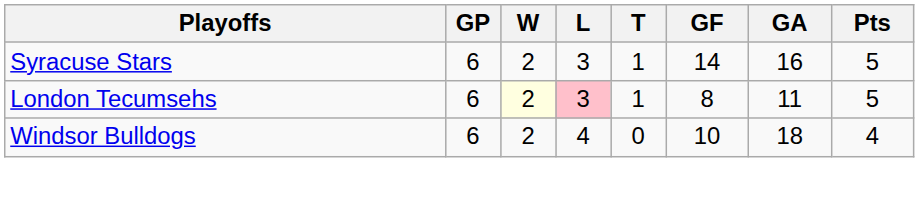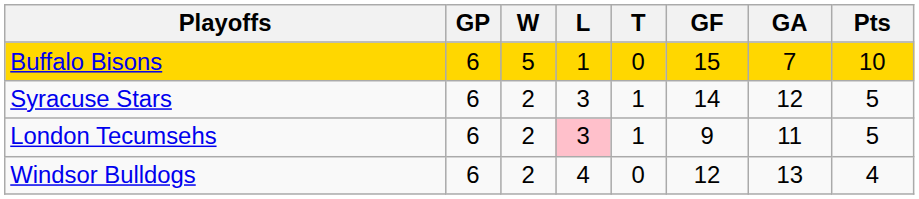+ row: (86, 61)
(790, 61) 16 -> (790, 99) 12
(528, 99) lightyellow background -> (528, 136) no background
(707, 99) 8 -> (707, 136) 9
(707, 136) 10 -> (707, 174) 12
(790, 136) 18 -> (790, 174) 13
